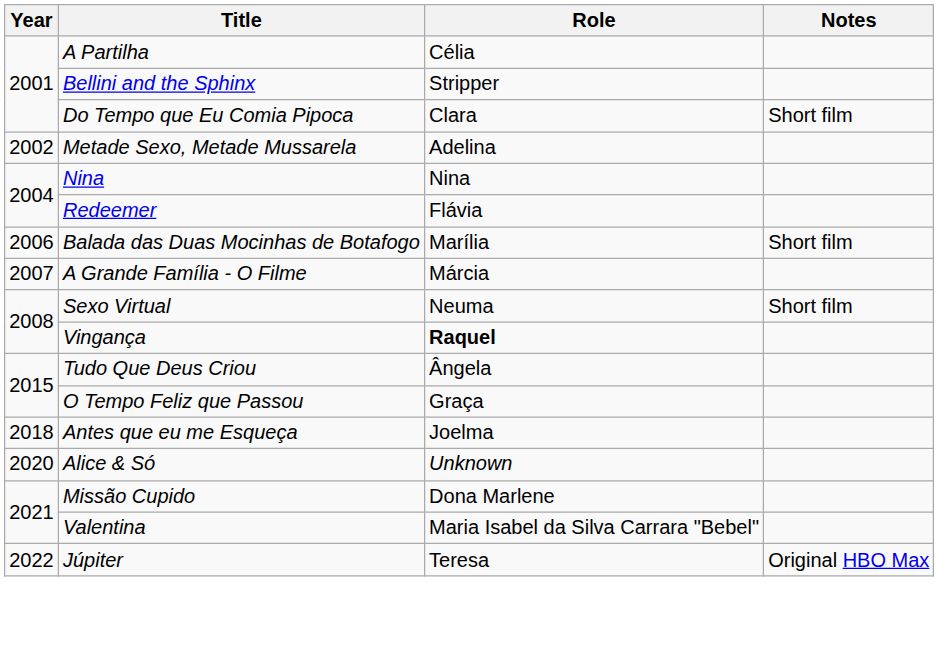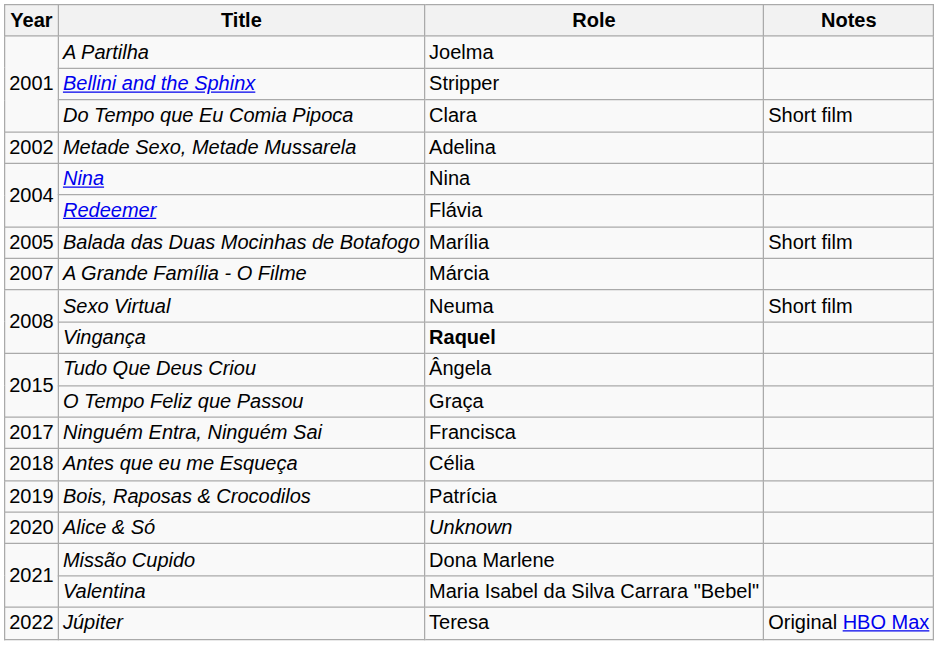(452, 52) Célia -> (461, 52) Joelma
(31, 242) 2006 -> (31, 242) 2005
+ row: (192, 432)
(461, 432) Joelma -> (452, 464) Célia
+ row: (187, 496)
